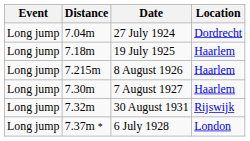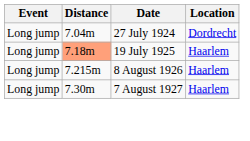(80, 51) no background -> (80, 51) lightsalmon background
- row: (151, 107)
- row: (141, 126)
